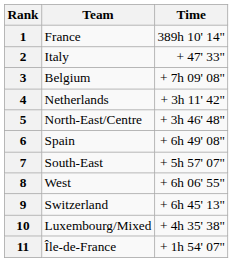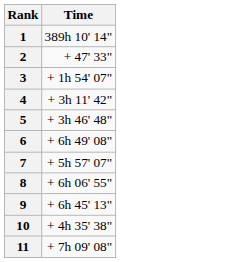- column: (98, 15)
(192, 78) + 7h 09' 08" -> (80, 78) + 1h 54' 07"
(192, 246) + 1h 54' 07" -> (80, 246) + 7h 09' 08"
